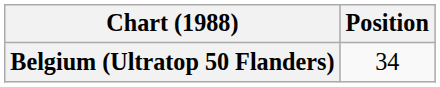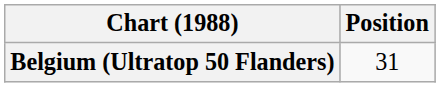(387, 61) 34 -> (387, 61) 31
